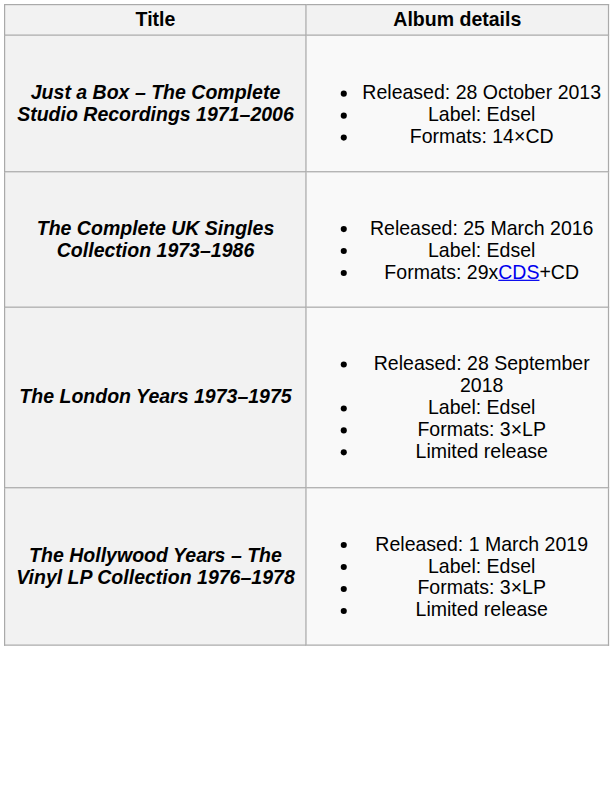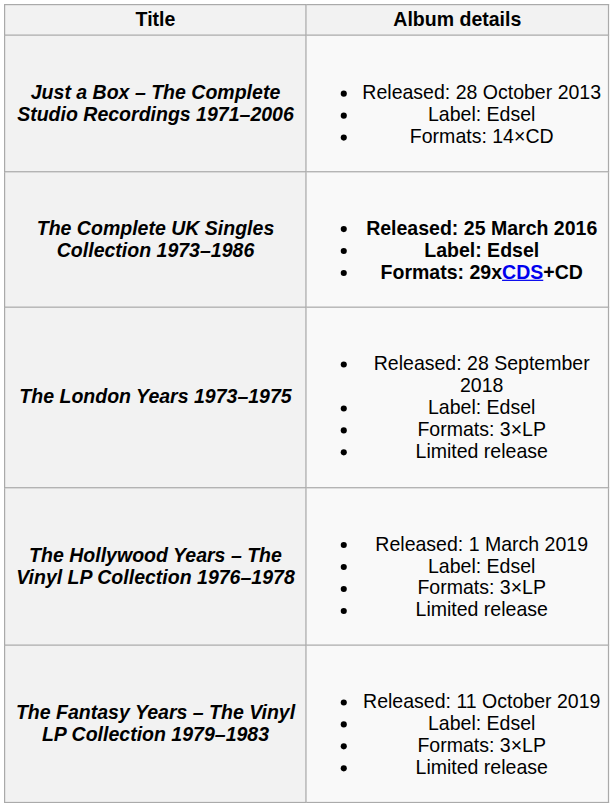(457, 250) normal -> (457, 250) bold
+ row: (156, 723)
